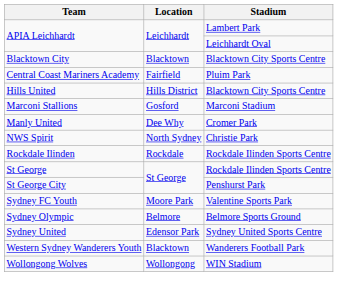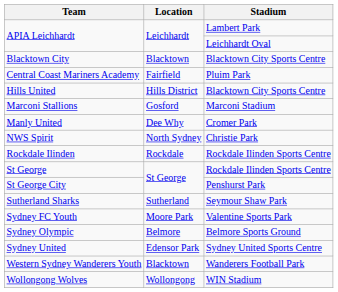+ row: (43, 201)
